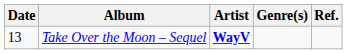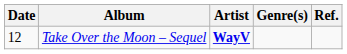(15, 37) 13 -> (15, 37) 12
